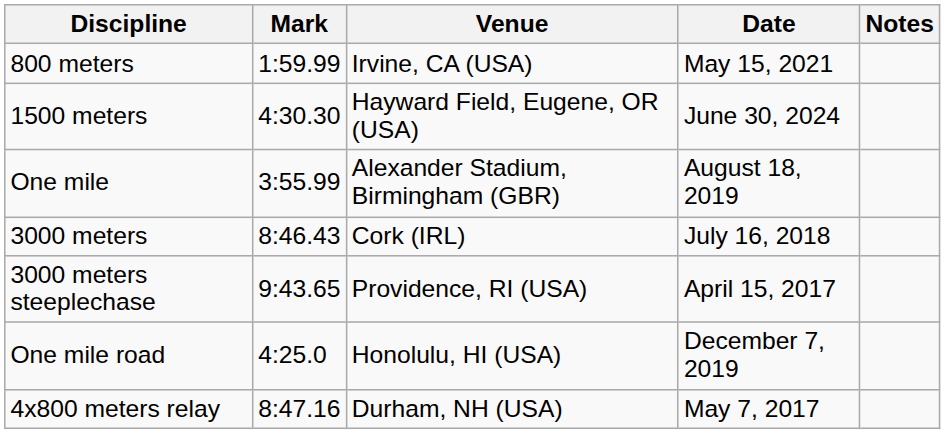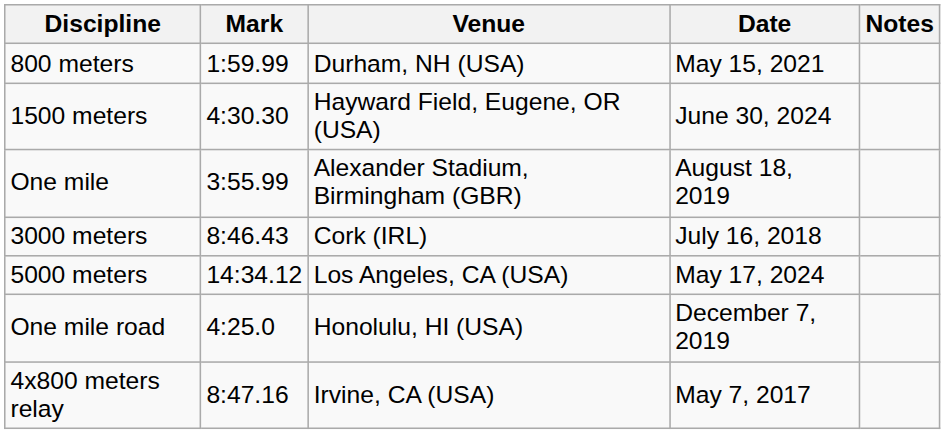(442, 63) Irvine, CA (USA) -> (419, 63) Durham, NH (USA)
+ row: (79, 274)
- row: (83, 288)
(457, 408) Durham, NH (USA) -> (404, 394) Irvine, CA (USA)
